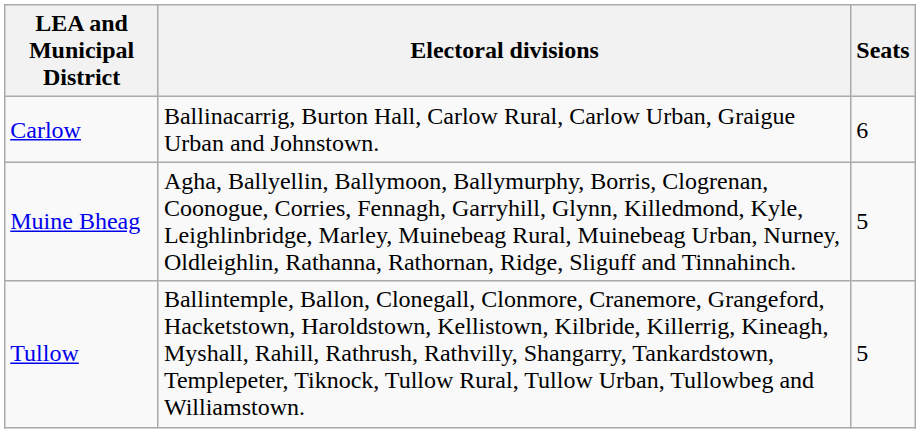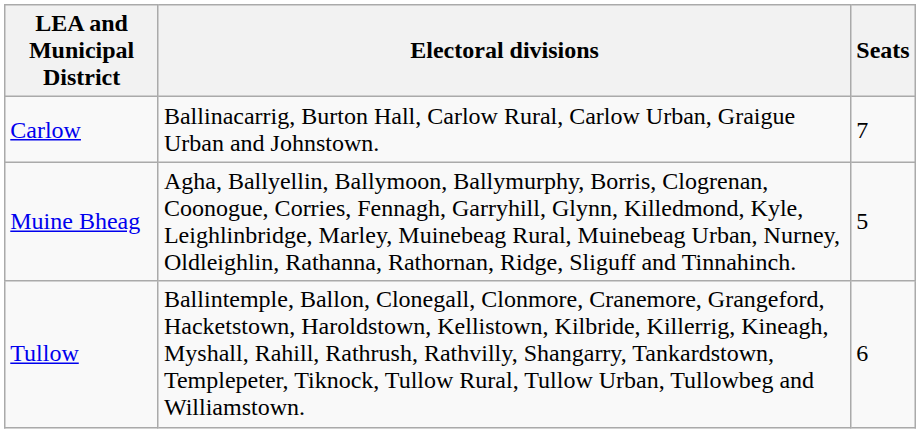(862, 129) 6 -> (862, 129) 7
(862, 353) 5 -> (862, 353) 6
